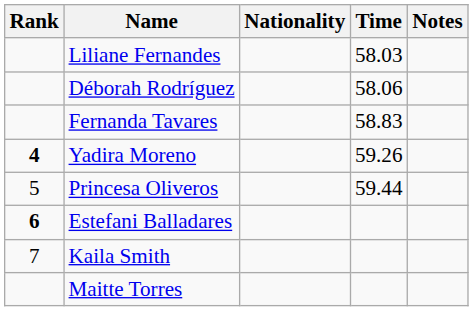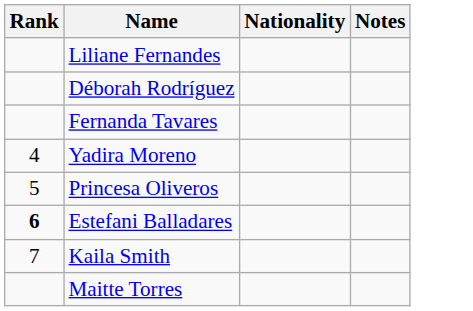- column: (379, 21)
(34, 155) bold -> (34, 155) normal
